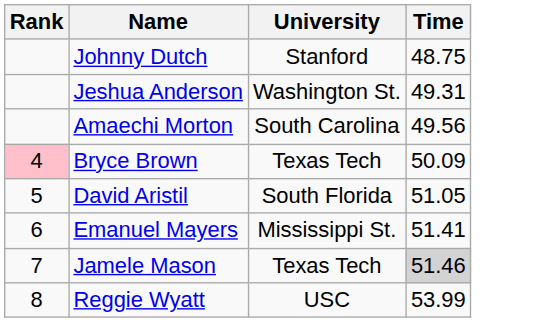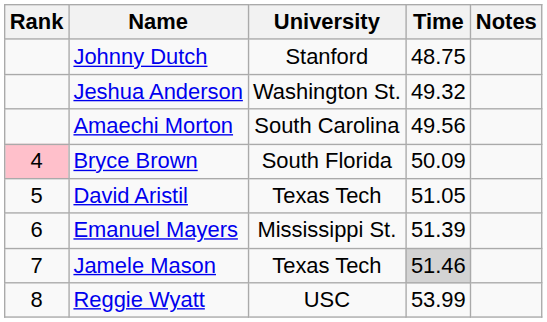+ column: (506, 21)
(438, 91) 49.31 -> (438, 91) 49.32
(327, 160) Texas Tech -> (327, 160) South Florida
(327, 195) South Florida -> (327, 195) Texas Tech
(438, 230) 51.41 -> (438, 230) 51.39
